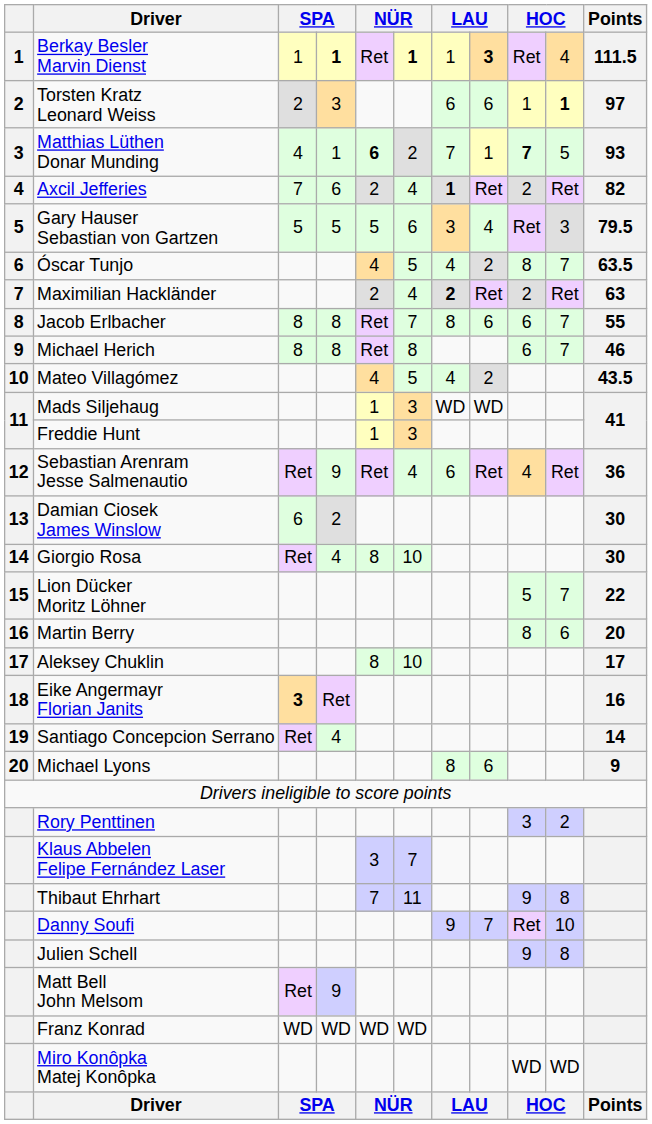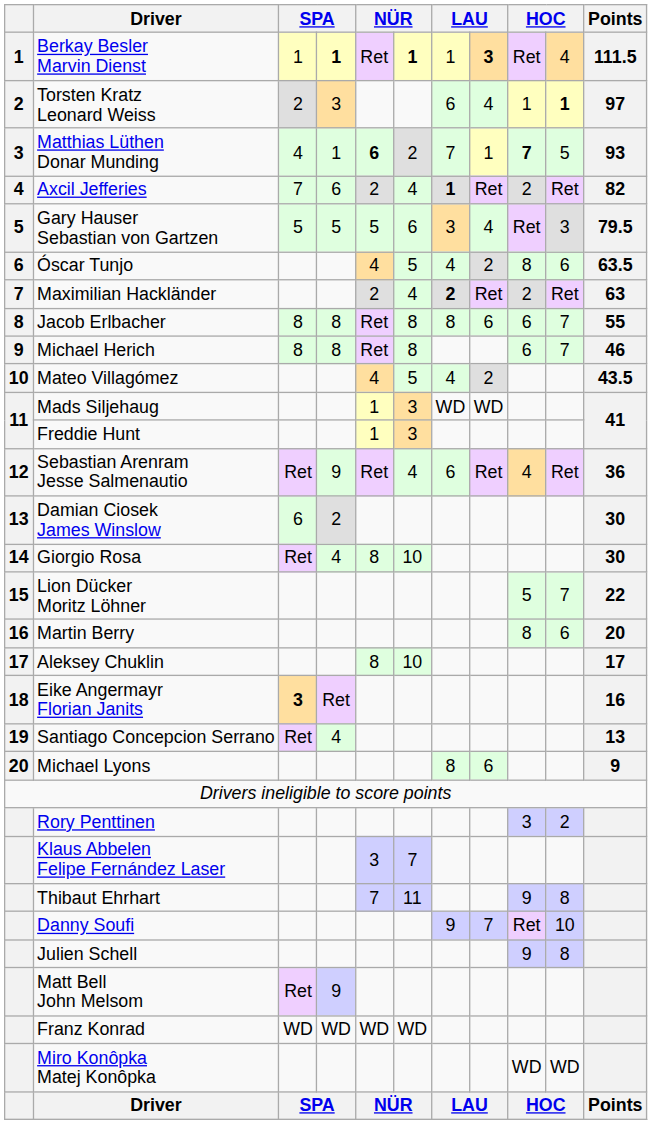(489, 104) 6 -> (489, 104) 4
(565, 265) 7 -> (565, 265) 6
(412, 322) 7 -> (412, 322) 8
(615, 737) 14 -> (615, 737) 13
